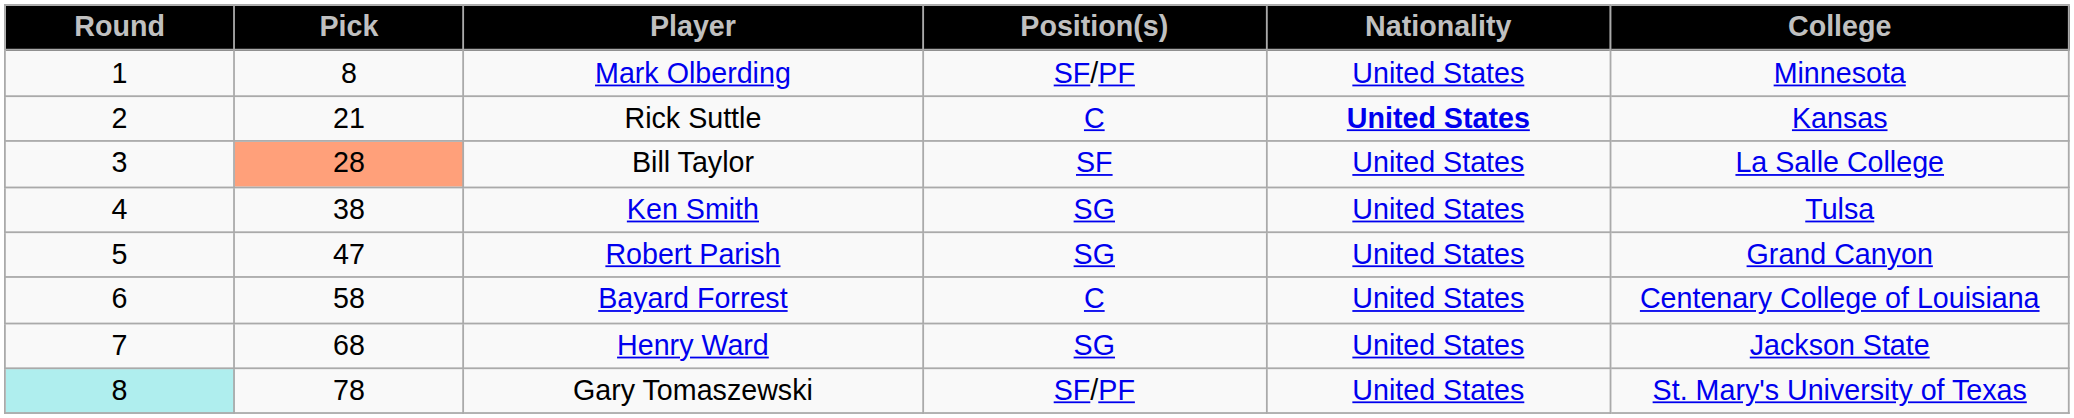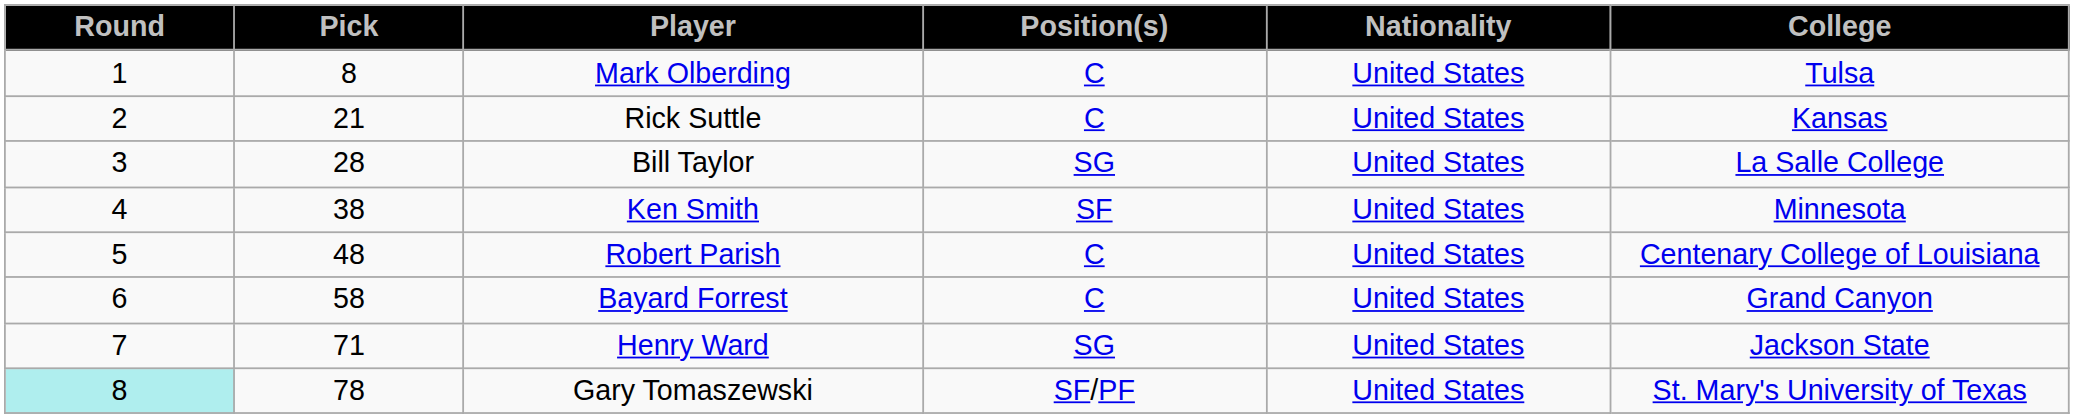(1094, 72) SF/PF -> (1094, 72) C
(1840, 72) Minnesota -> (1840, 72) Tulsa
(1438, 118) bold -> (1438, 118) normal
(349, 163) lightsalmon background -> (349, 163) no background
(1094, 163) SF -> (1094, 163) SG
(1094, 208) SG -> (1094, 208) SF
(1840, 208) Tulsa -> (1840, 208) Minnesota
(349, 254) 47 -> (349, 254) 48
(1094, 254) SG -> (1094, 254) C
(1840, 254) Grand Canyon -> (1840, 254) Centenary College of Louisiana
(1840, 299) Centenary College of Louisiana -> (1840, 299) Grand Canyon
(349, 345) 68 -> (349, 345) 71
